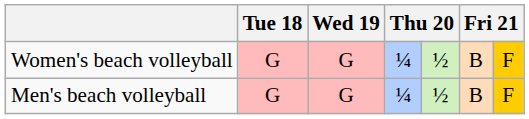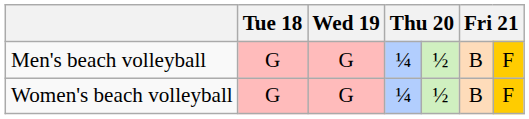rows swapped: (109, 96) <-> (122, 59)
